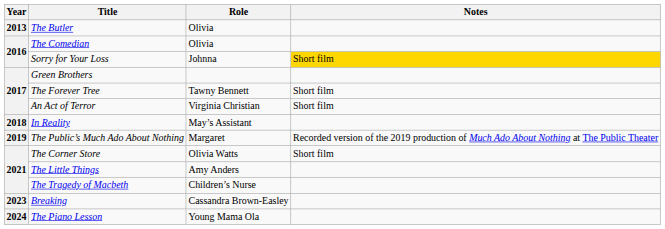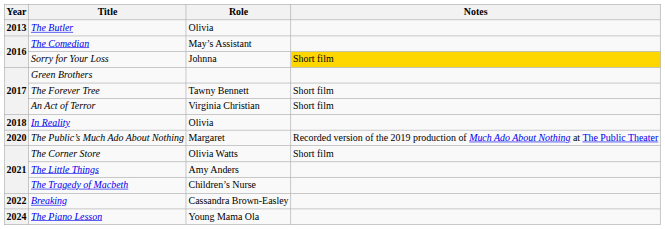(201, 43) Olivia -> (220, 43) May’s Assistant
(220, 122) May’s Assistant -> (201, 122) Olivia
(17, 138) 2019 -> (17, 138) 2020
(17, 201) 2023 -> (17, 201) 2022
